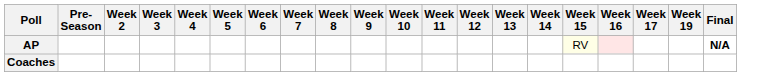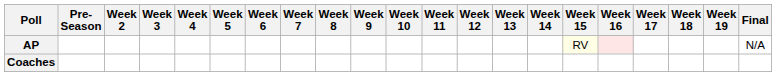+ column: (686, 20)
(720, 45) bold -> (755, 45) normal
